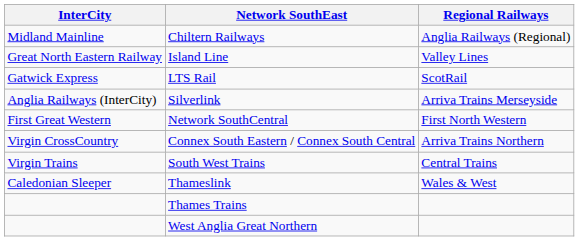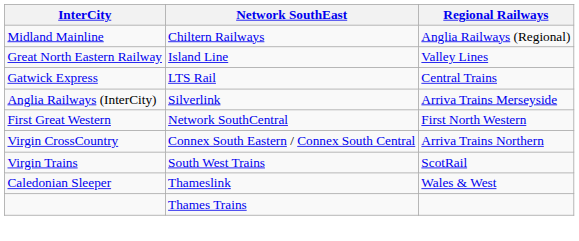(444, 78) ScotRail -> (459, 78) Central Trains
(459, 162) Central Trains -> (444, 162) ScotRail
- row: (243, 225)
